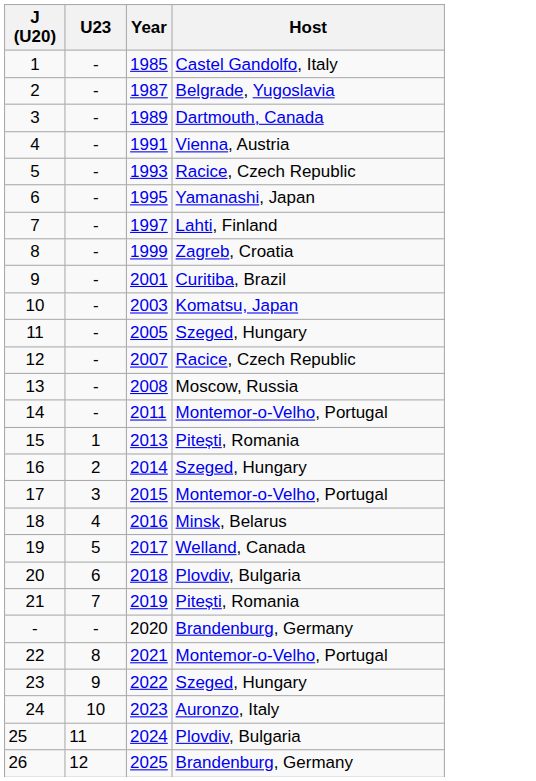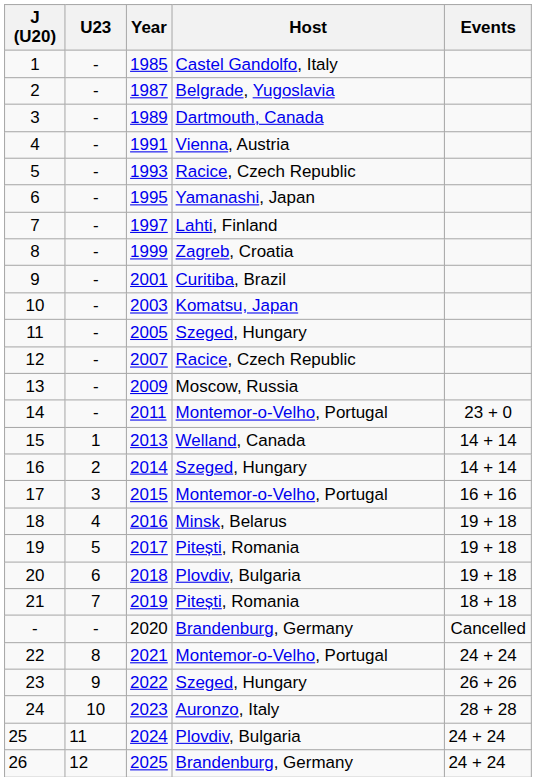+ column: (488, 27)
(149, 386) 2008 -> (149, 386) 2009
(237, 440) Pitești, Romania -> (241, 440) Welland, Canada
(241, 548) Welland, Canada -> (237, 548) Pitești, Romania
